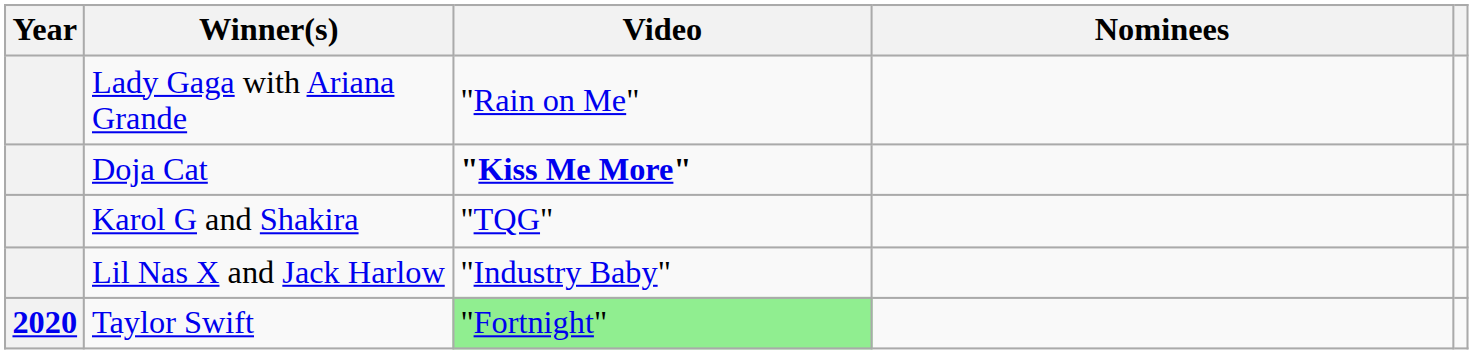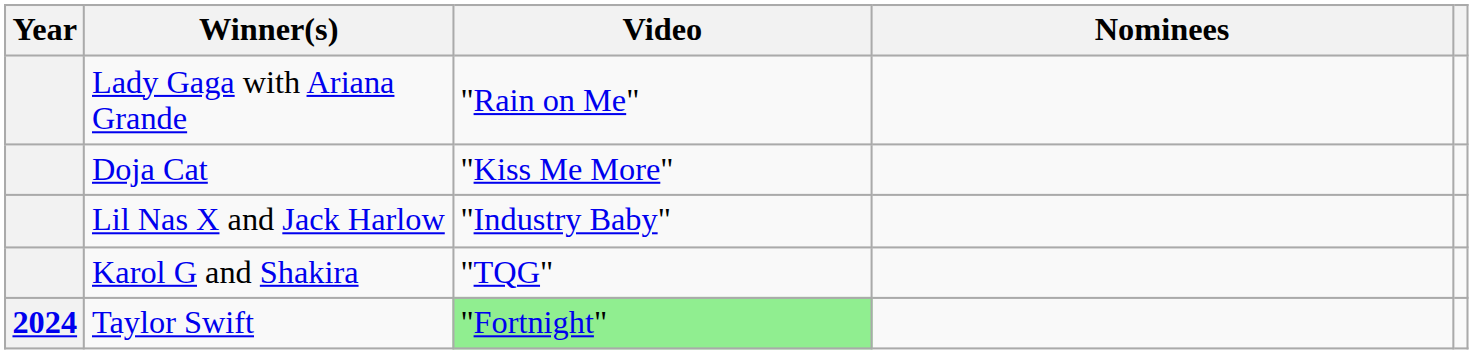(576, 169) bold -> (567, 169) normal
rows swapped: (268, 271) <-> (225, 220)
(45, 322) 2020 -> (45, 322) 2024
